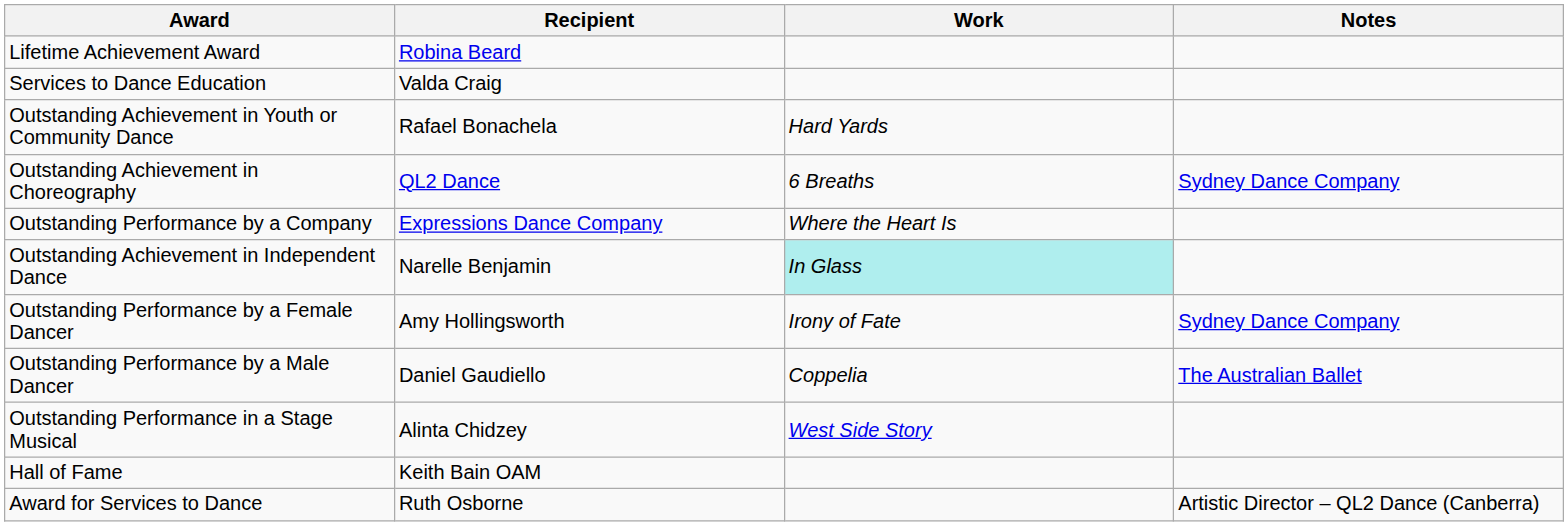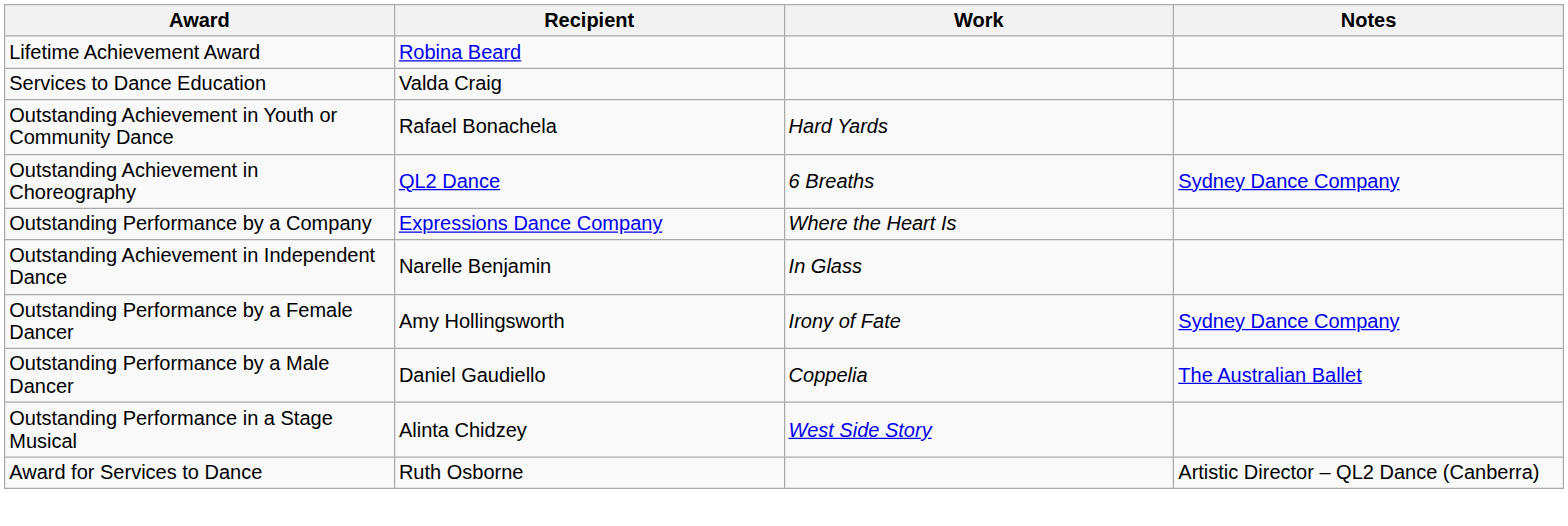(825, 266) paleturquoise background -> (825, 266) no background
- row: (66, 472)
